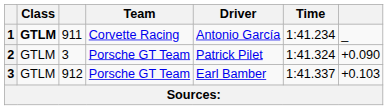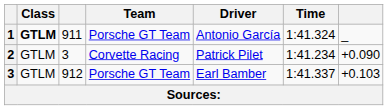(134, 34) Corvette Racing -> (139, 34) Porsche GT Team
(311, 34) 1:41.234 -> (311, 34) 1:41.324
(139, 54) Porsche GT Team -> (134, 54) Corvette Racing
(311, 54) 1:41.324 -> (311, 54) 1:41.234
